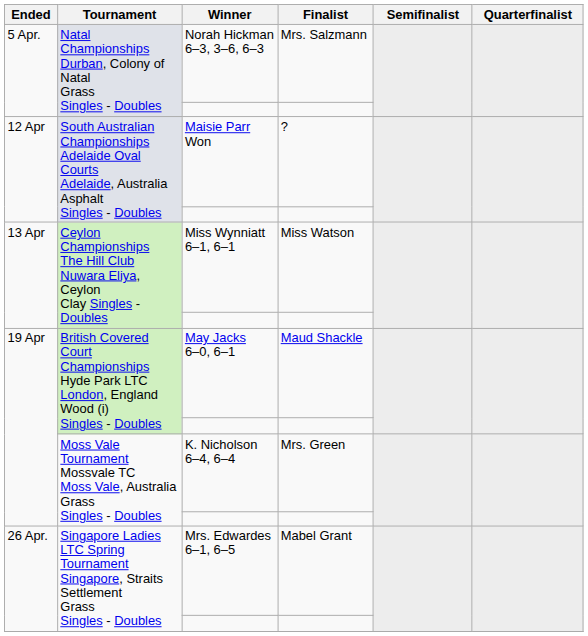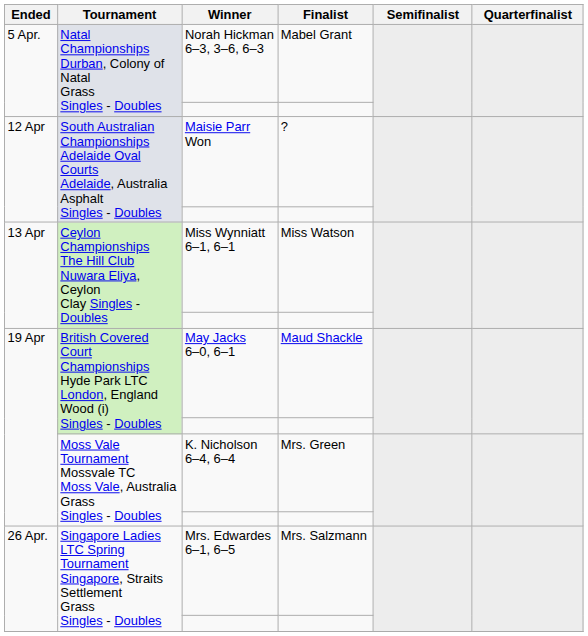(324, 35) Mrs. Salzmann -> (316, 35) Mabel Grant
(316, 535) Mabel Grant -> (324, 535) Mrs. Salzmann
